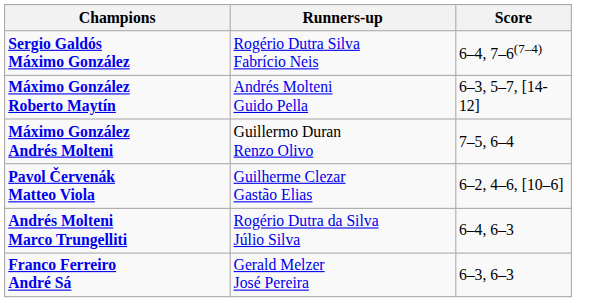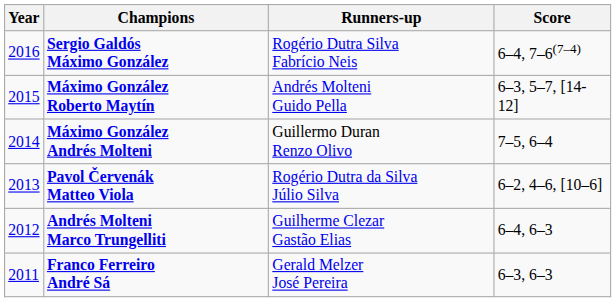+ column: (24, 17)
(290, 186) Guilherme Clezar Gastão Elias -> (345, 186) Rogério Dutra da Silva Júlio Silva
(306, 230) Rogério Dutra da Silva Júlio Silva -> (328, 230) Guilherme Clezar Gastão Elias
